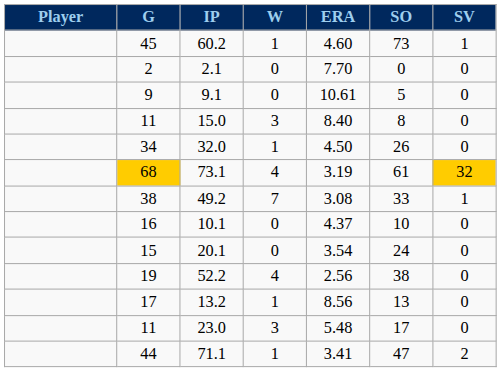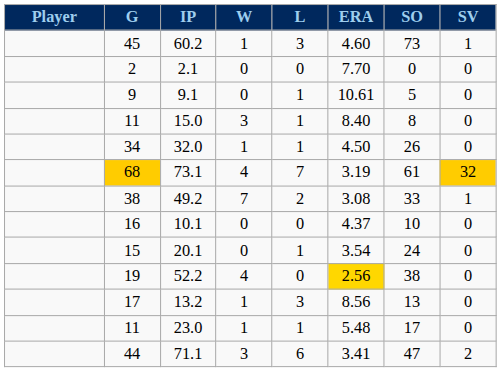+ column: (300, 17)
(338, 276) no background -> (356, 276) gold background
(275, 328) 3 -> (244, 328) 1
(275, 353) 1 -> (244, 353) 3
